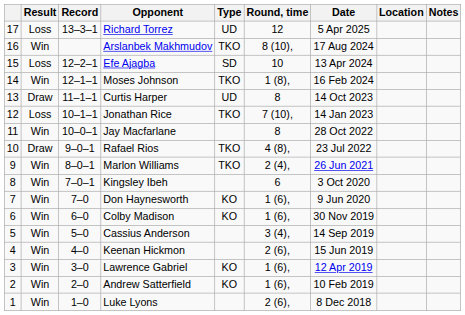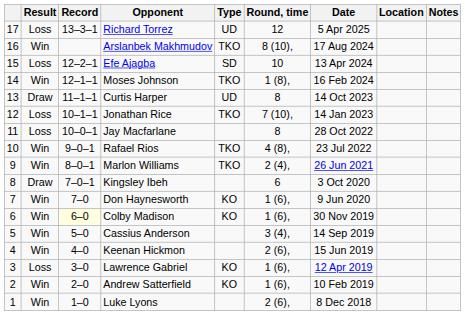(40, 132) Win -> (40, 132) Loss
(40, 149) Draw -> (40, 149) Win
(40, 183) Win -> (40, 183) Draw
(80, 217) no background -> (80, 217) lightyellow background
(40, 268) Win -> (40, 268) Loss
